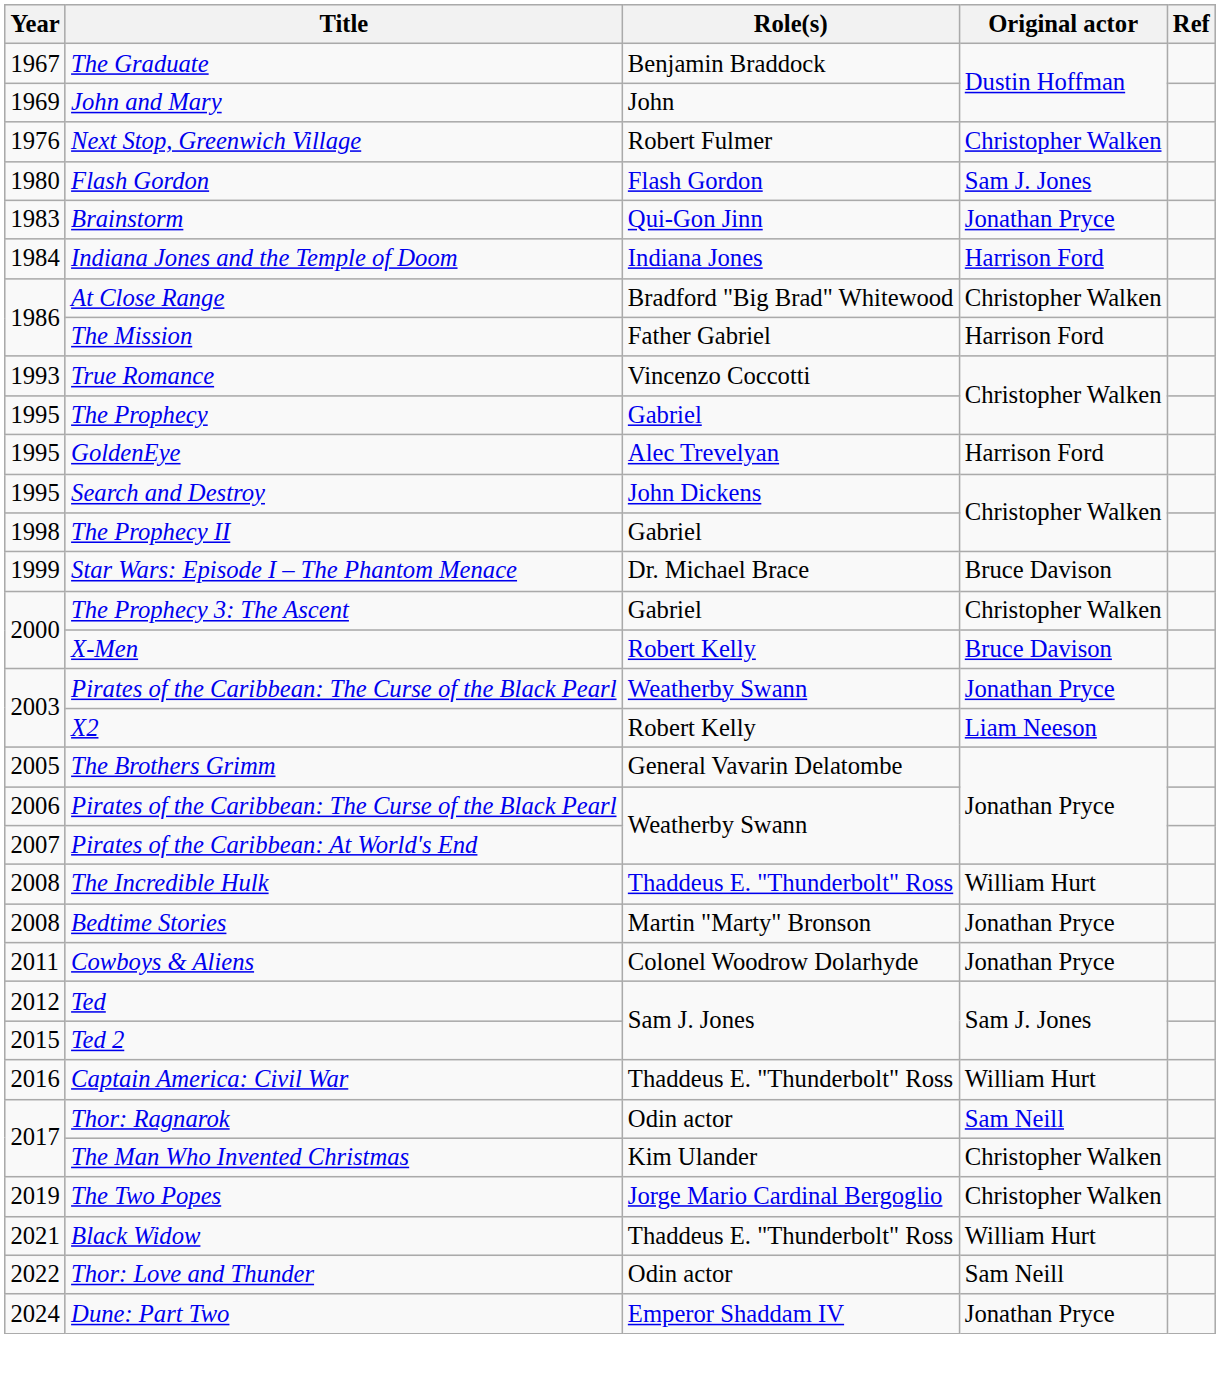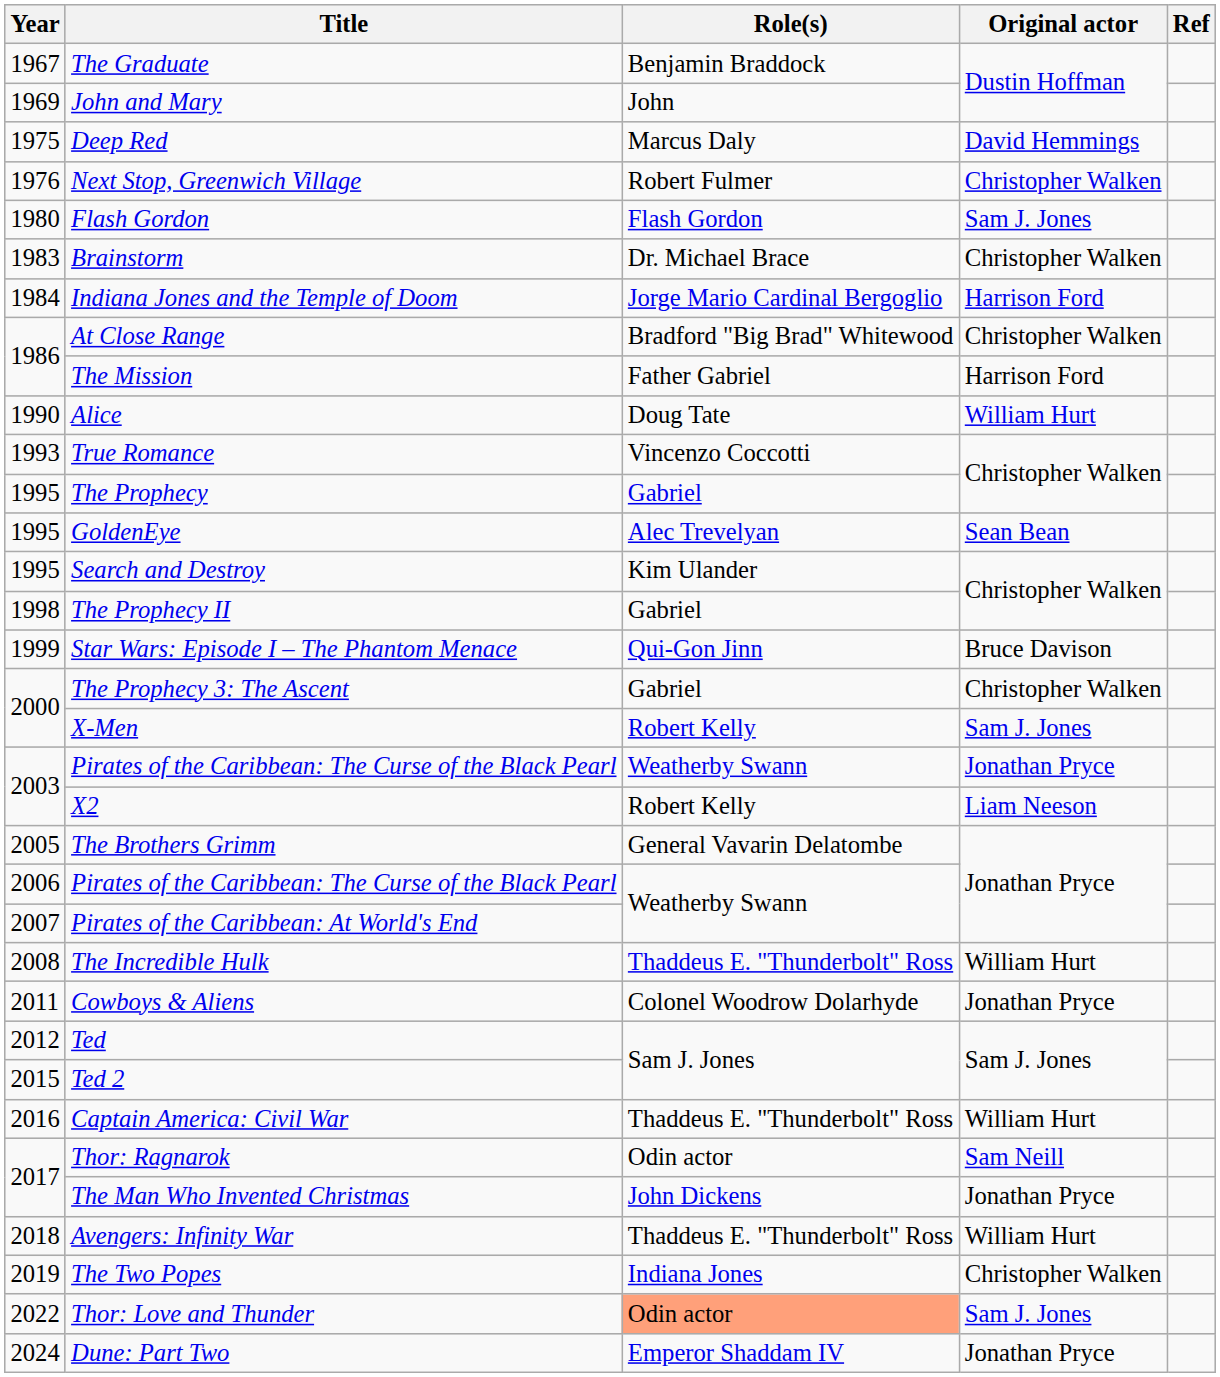+ row: (35, 141)
(695, 219) Qui-Gon Jinn -> (719, 258) Dr. Michael Brace
(1040, 219) Jonathan Pryce -> (1063, 258) Christopher Walken
(695, 258) Indiana Jones -> (785, 297) Jorge Mario Cardinal Bergoglio
+ row: (35, 414)
(1034, 453) Harrison Ford -> (1017, 532) Sean Bean
(695, 492) John Dickens -> (693, 571) Kim Ulander
(719, 571) Dr. Michael Brace -> (695, 649) Qui-Gon Jinn
(1038, 649) Bruce Davison -> (1028, 727) Sam J. Jones
- row: (35, 922)
(693, 1157) Kim Ulander -> (695, 1196) John Dickens
(1063, 1157) Christopher Walken -> (1040, 1196) Jonathan Pryce
+ row: (35, 1235)
(785, 1196) Jorge Mario Cardinal Bergoglio -> (695, 1274) Indiana Jones
- row: (35, 1235)
(680, 1274) no background -> (680, 1313) lightsalmon background
(1014, 1274) Sam Neill -> (1028, 1313) Sam J. Jones
